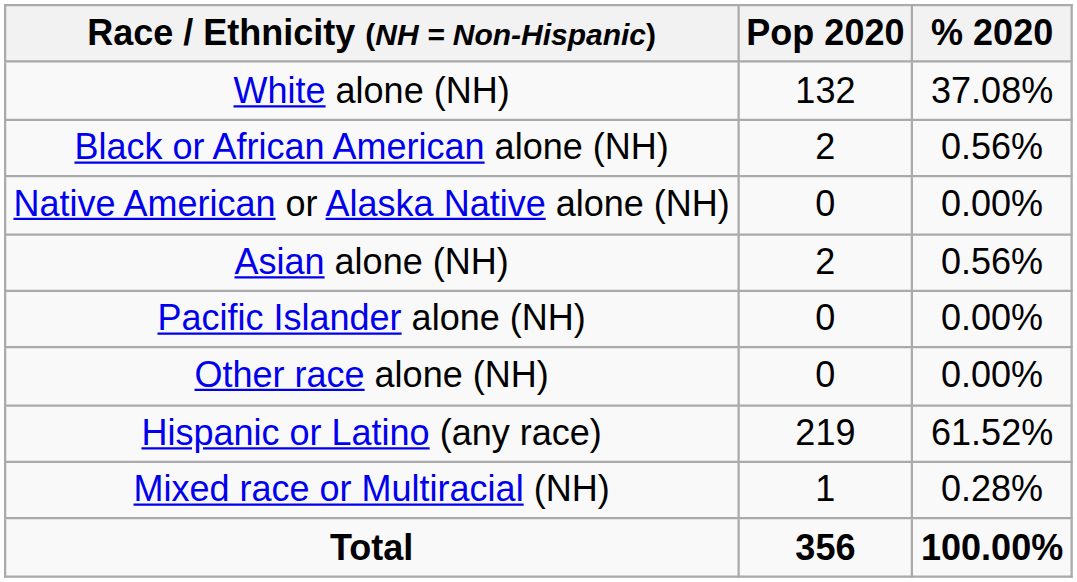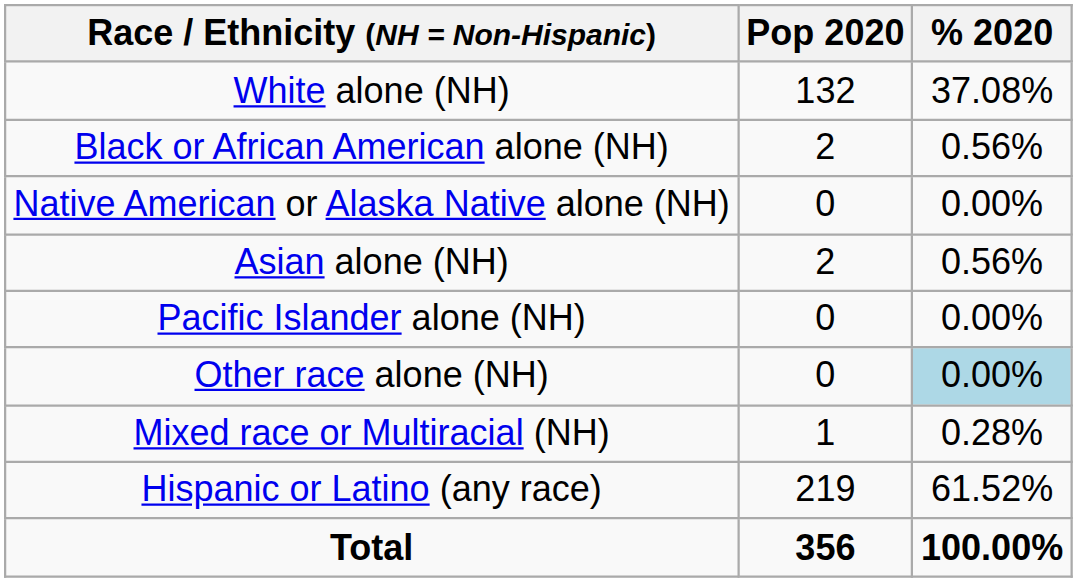(992, 375) no background -> (992, 375) lightblue background
rows swapped: (372, 489) <-> (372, 432)
